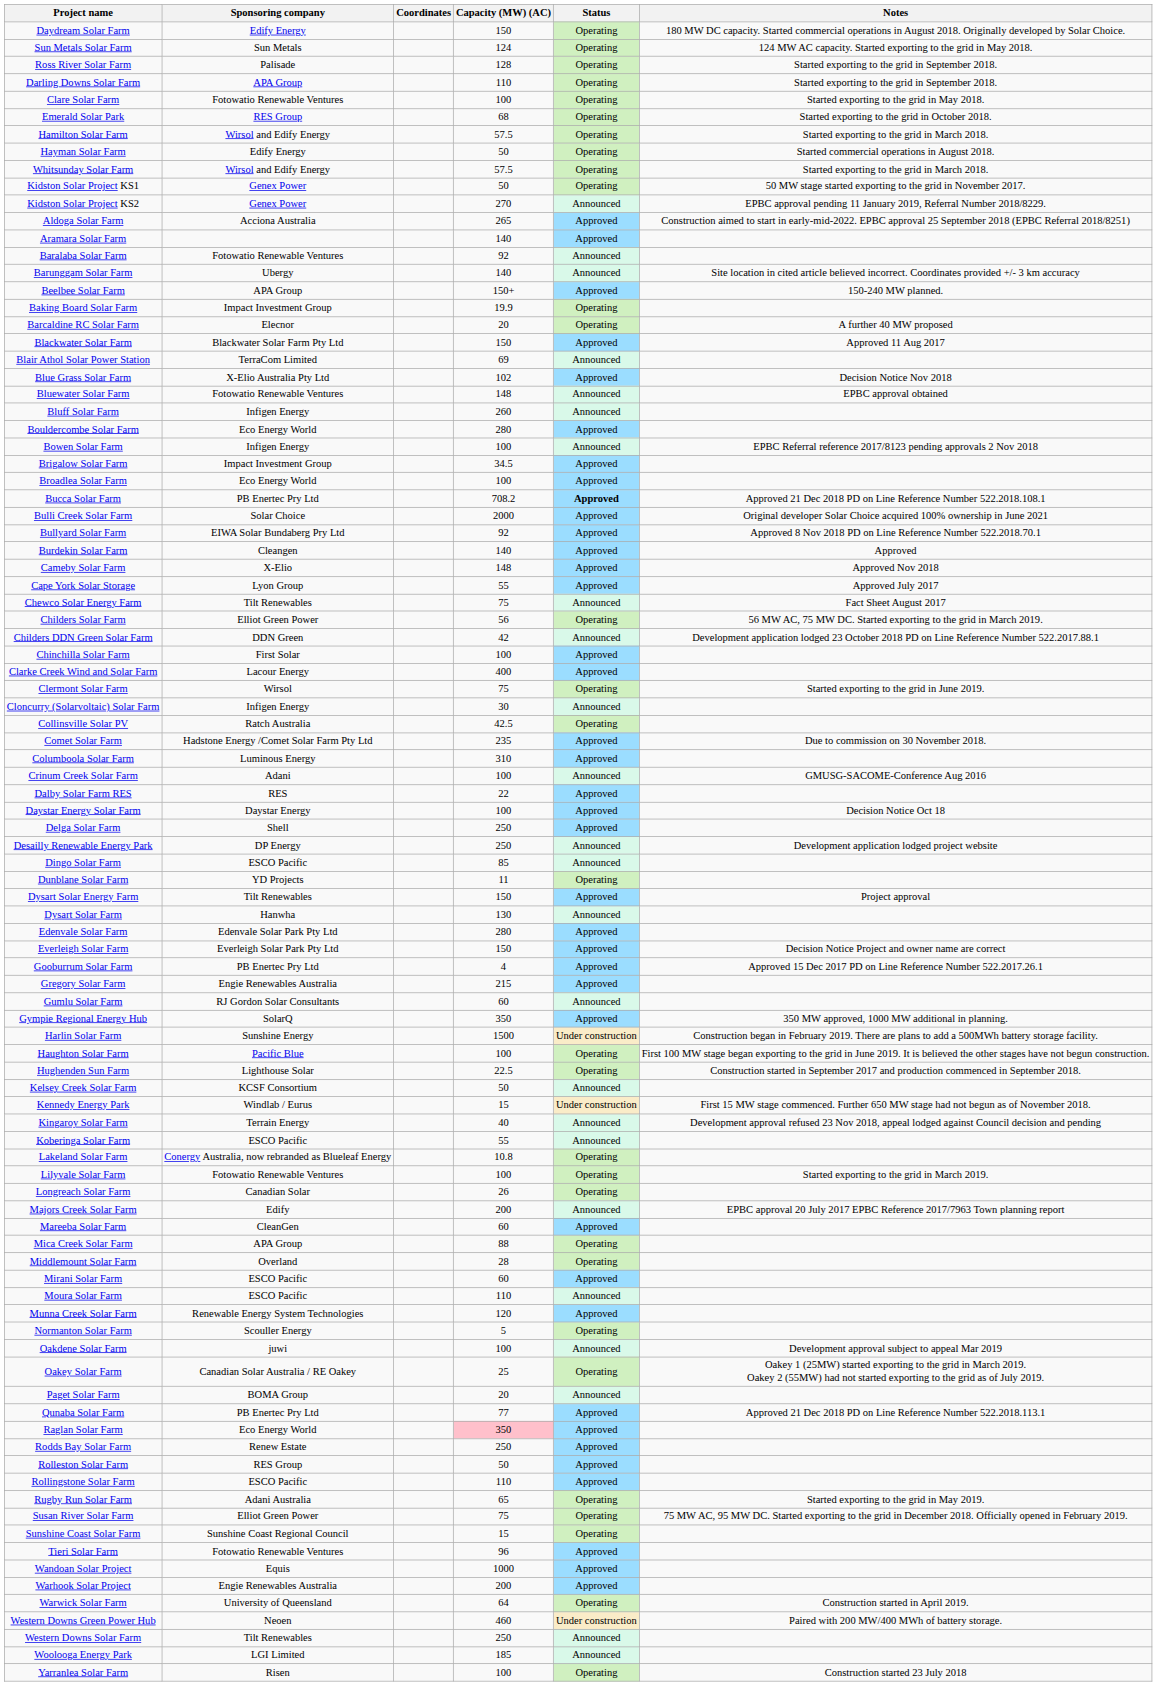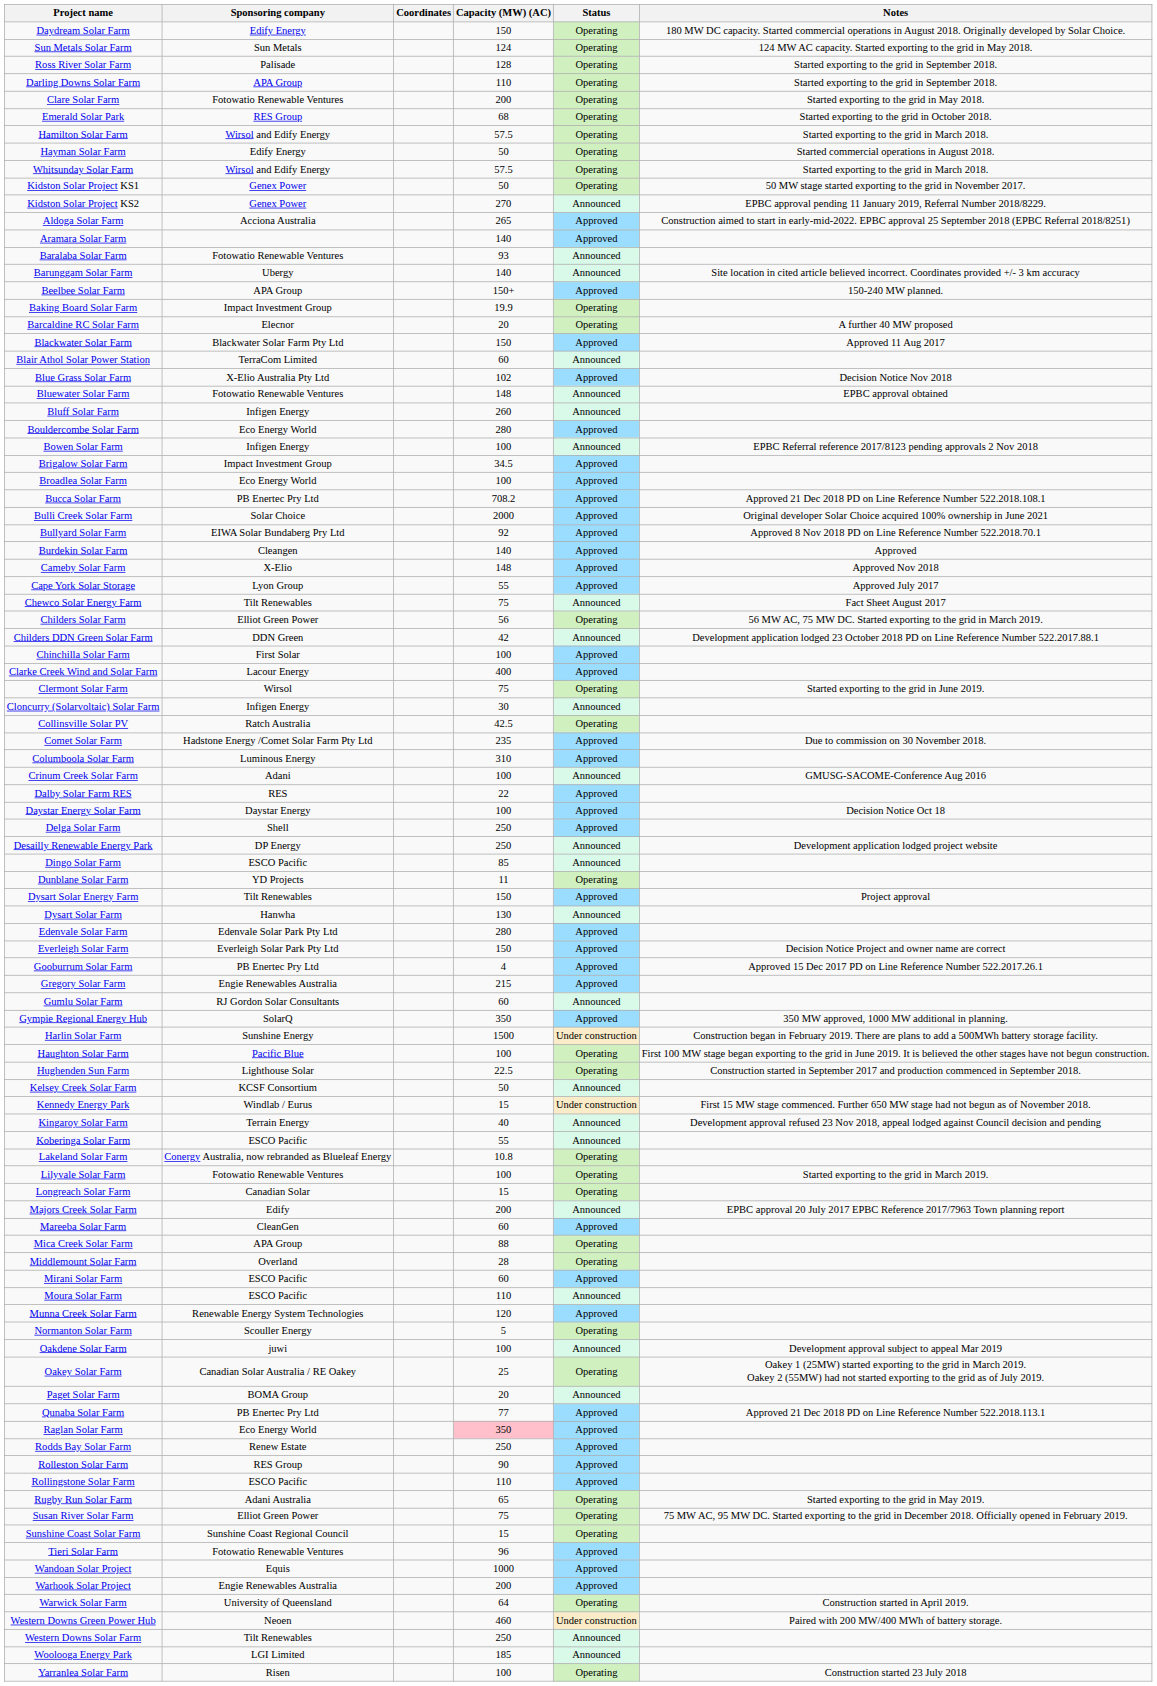(503, 100) 100 -> (503, 100) 200
(503, 256) 92 -> (503, 256) 93
(503, 360) 69 -> (503, 360) 60
(596, 499) bold -> (596, 499) normal
(503, 1192) 26 -> (503, 1192) 15
(503, 1464) 50 -> (503, 1464) 90
